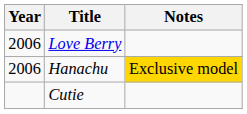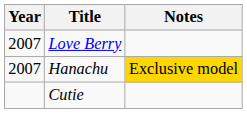(25, 43) 2006 -> (25, 43) 2007
(25, 69) 2006 -> (25, 69) 2007
